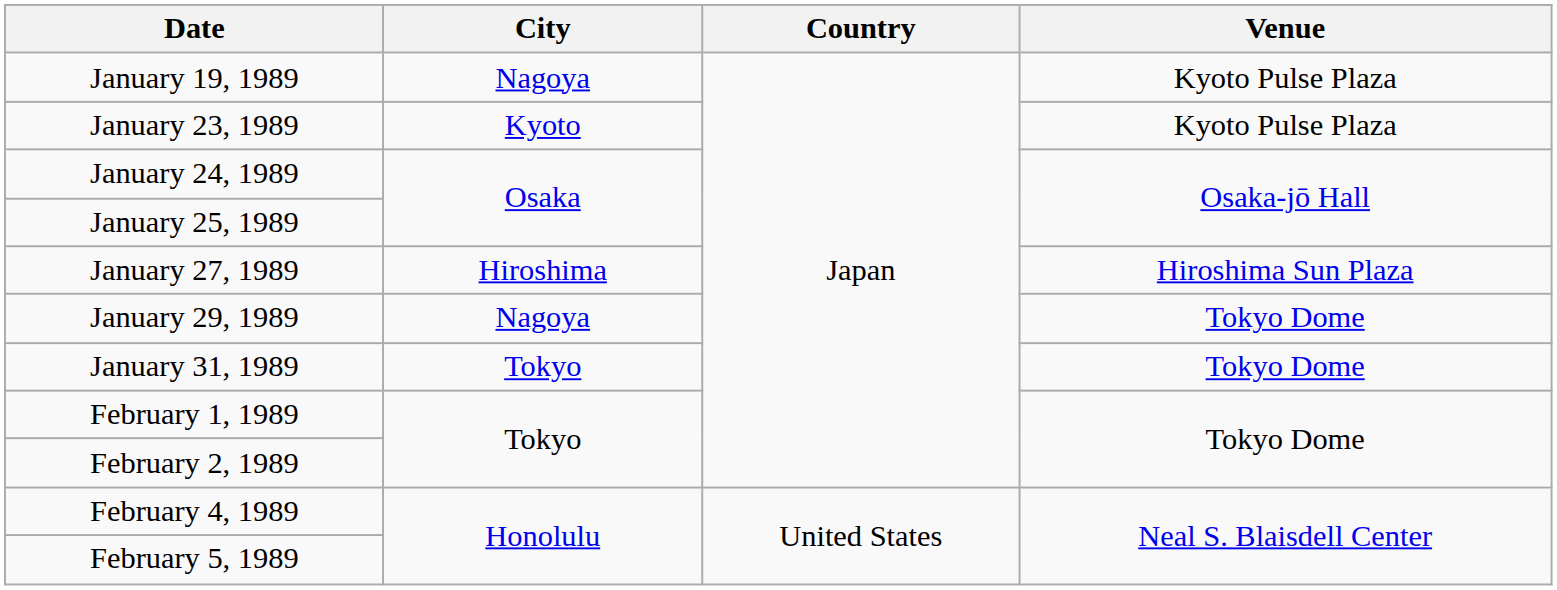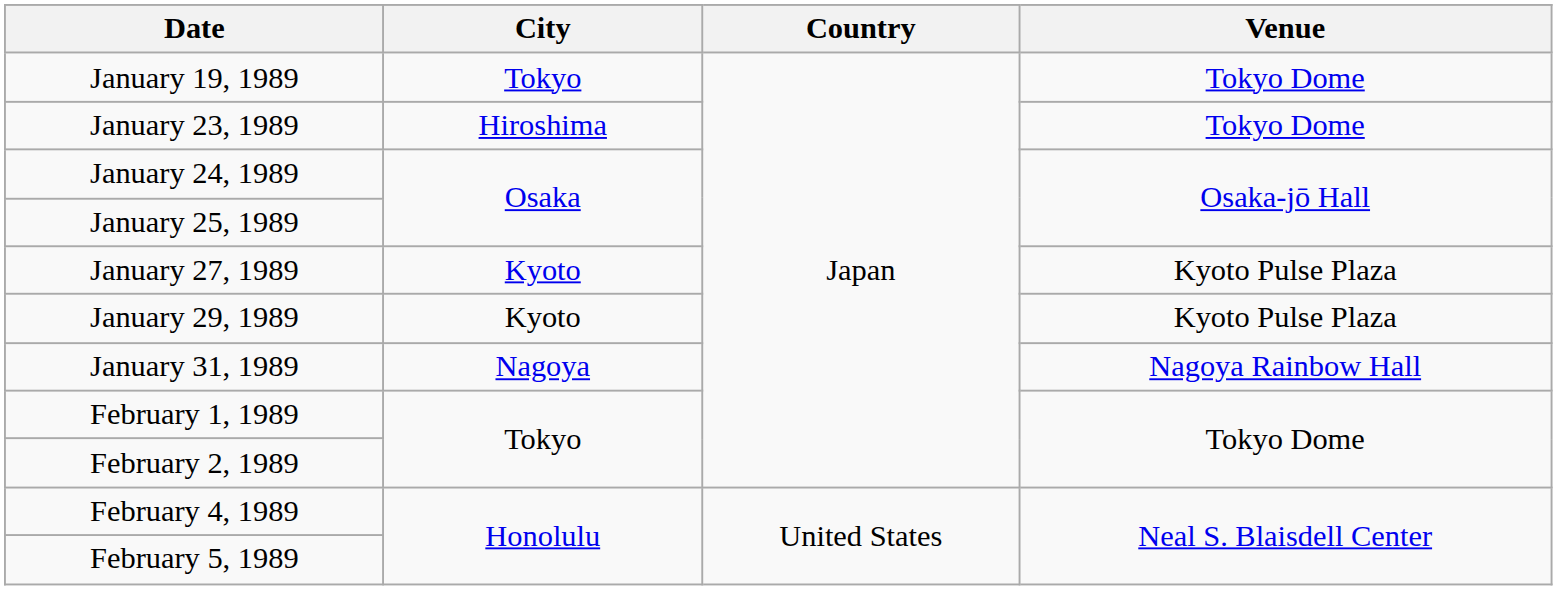(543, 76) Nagoya -> (543, 76) Tokyo
(1285, 76) Kyoto Pulse Plaza -> (1285, 76) Tokyo Dome
(543, 125) Kyoto -> (543, 125) Hiroshima
(1285, 125) Kyoto Pulse Plaza -> (1285, 125) Tokyo Dome
(543, 269) Hiroshima -> (543, 269) Kyoto
(1285, 269) Hiroshima Sun Plaza -> (1285, 269) Kyoto Pulse Plaza
(543, 317) Nagoya -> (543, 317) Kyoto
(1285, 317) Tokyo Dome -> (1285, 317) Kyoto Pulse Plaza
(543, 366) Tokyo -> (543, 366) Nagoya
(1285, 366) Tokyo Dome -> (1285, 366) Nagoya Rainbow Hall
